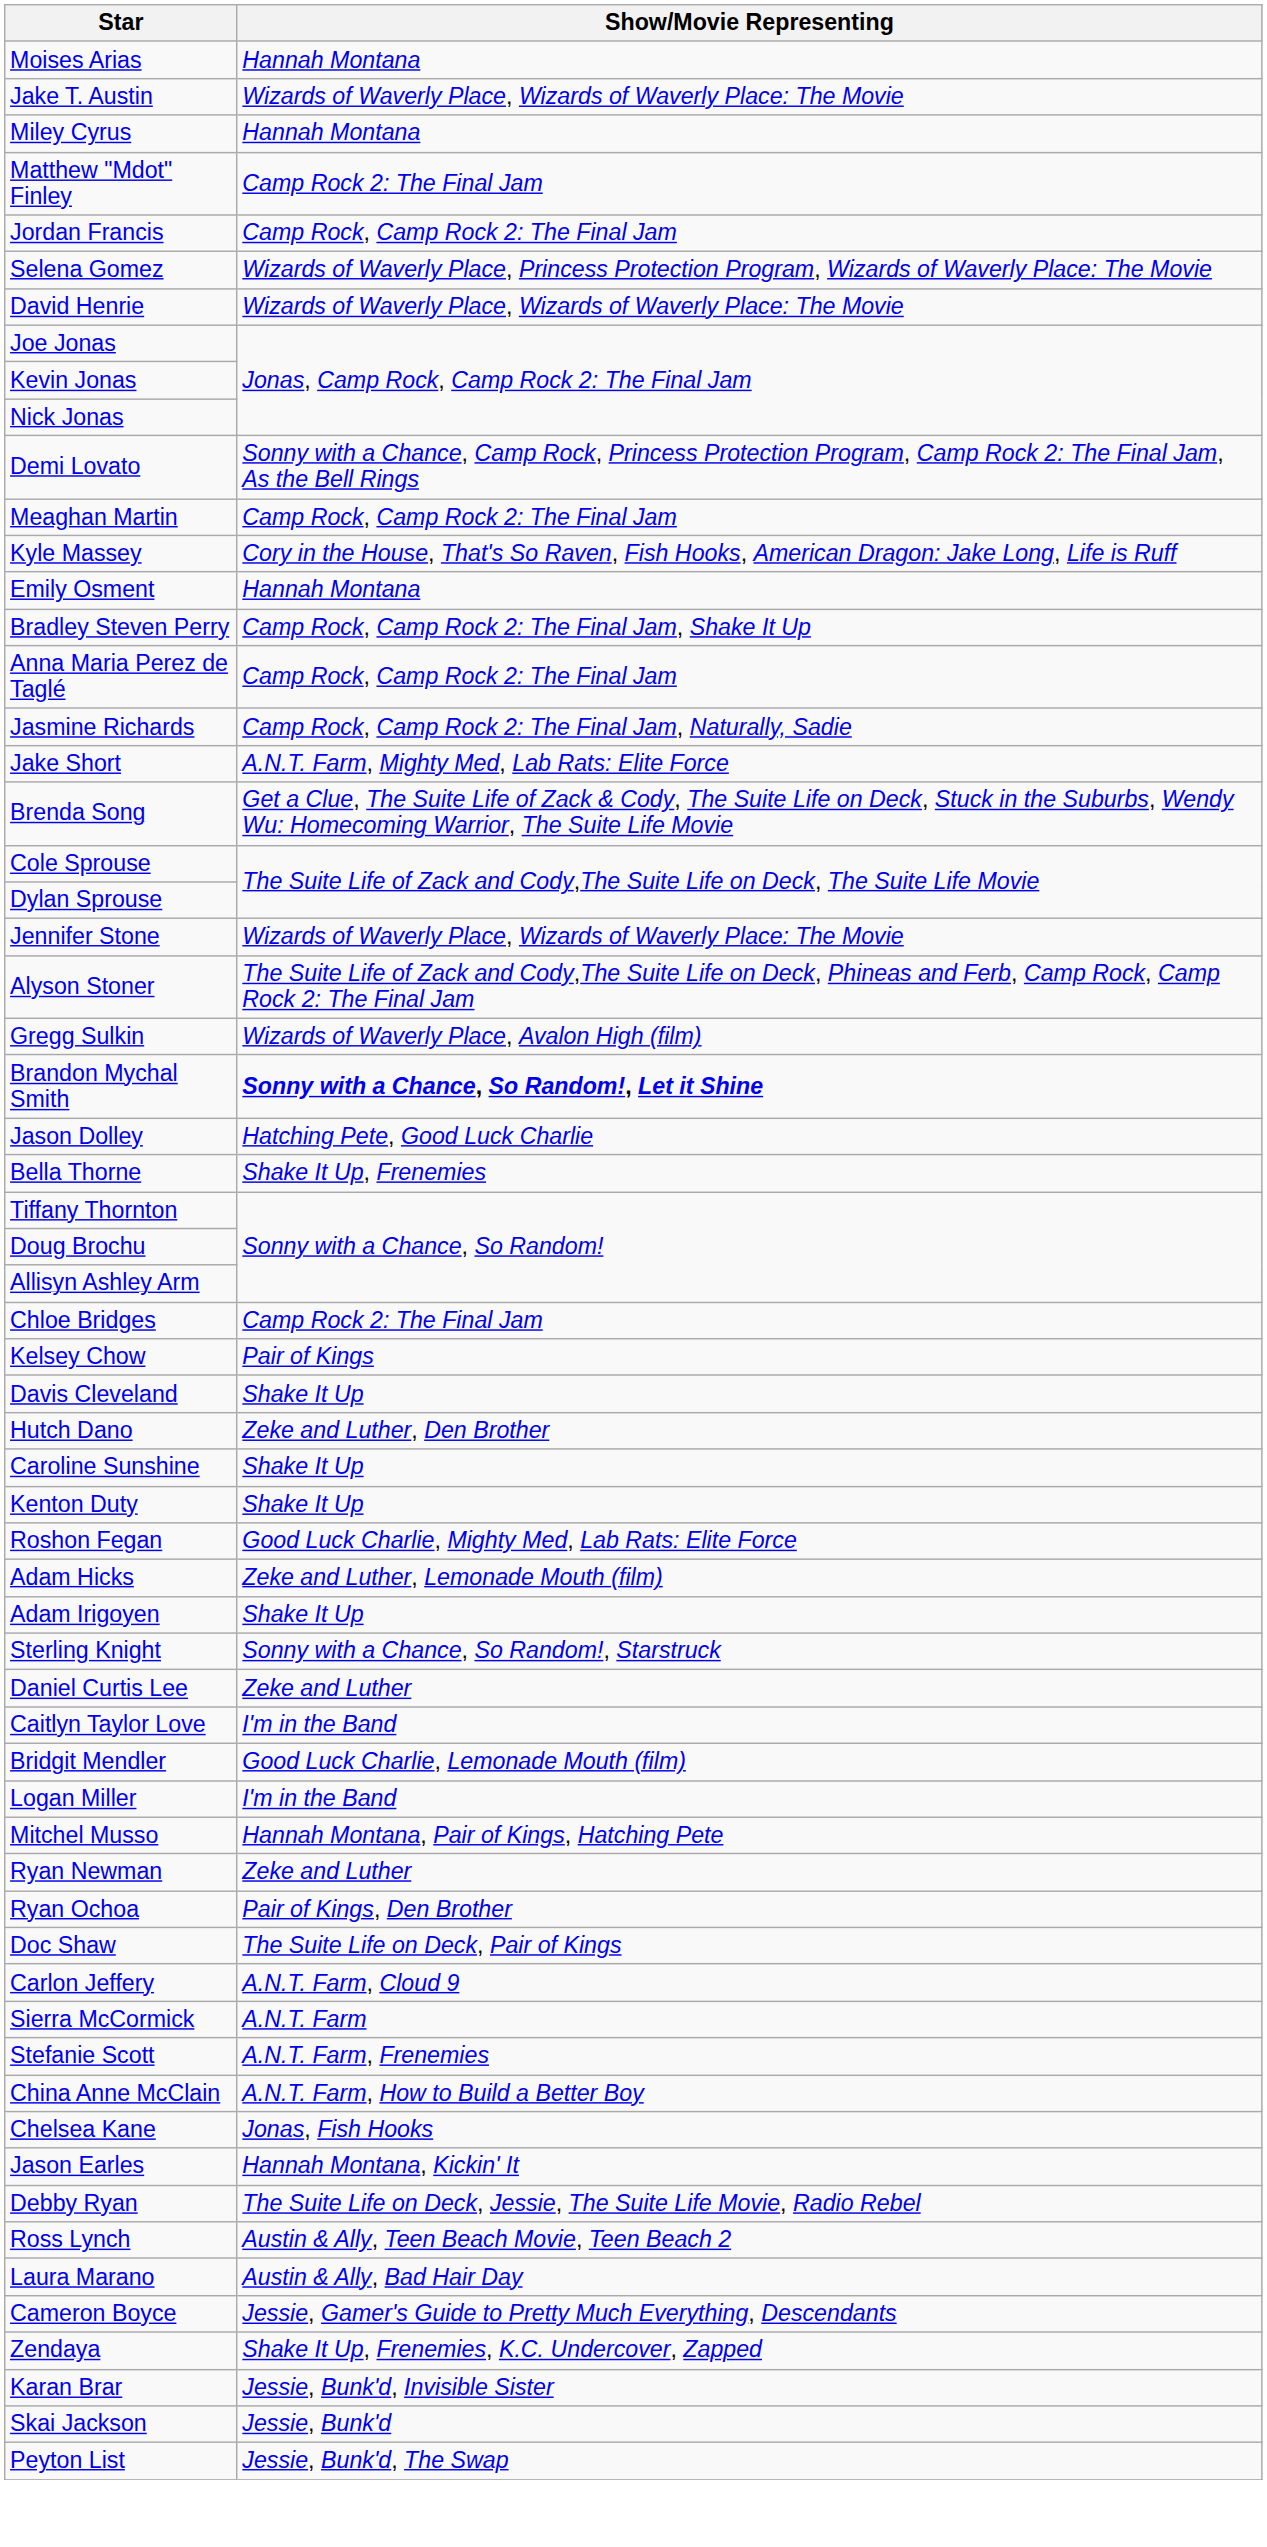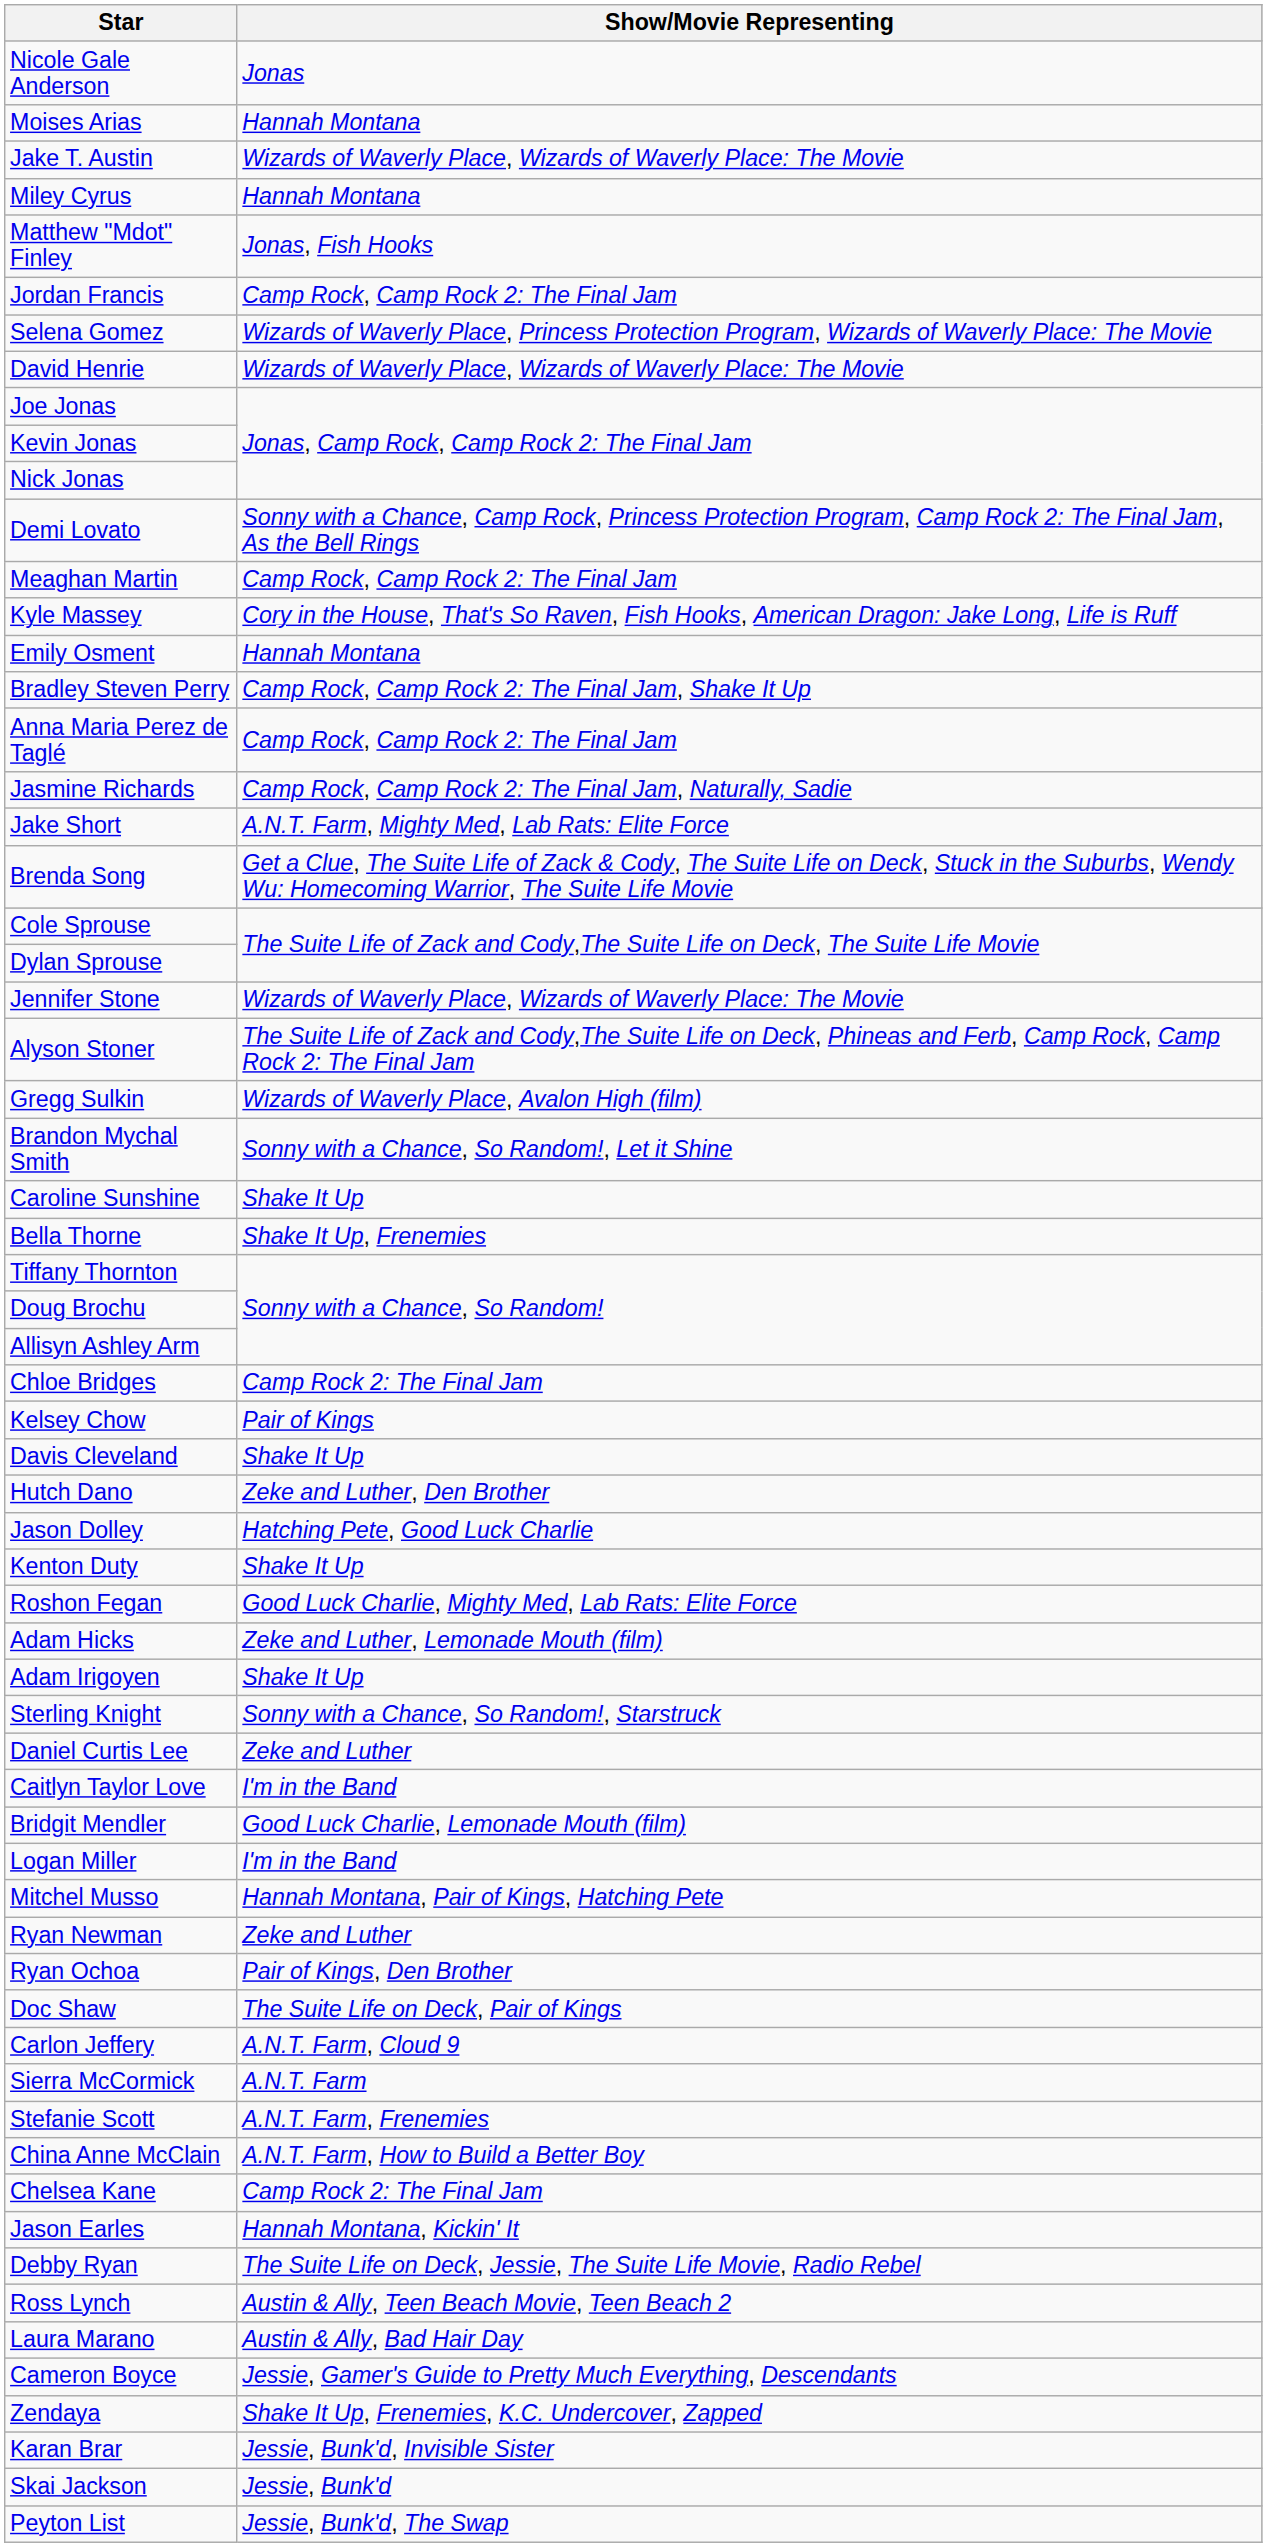+ row: (70, 72)
(393, 183) Camp Rock 2: The Final Jam -> (338, 246) Jonas, Fish Hooks
(503, 1086) bold -> (487, 1149) normal
rows swapped: (105, 1467) <-> (76, 1136)
(338, 2129) Jonas, Fish Hooks -> (393, 2192) Camp Rock 2: The Final Jam
